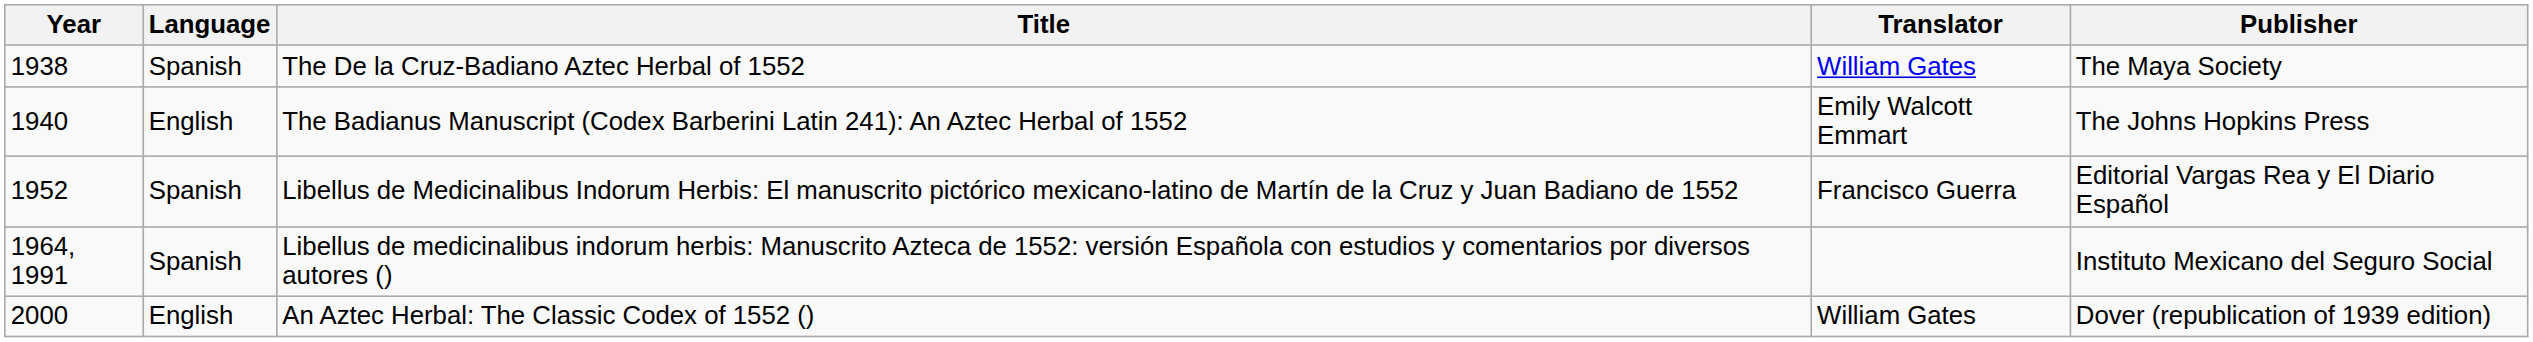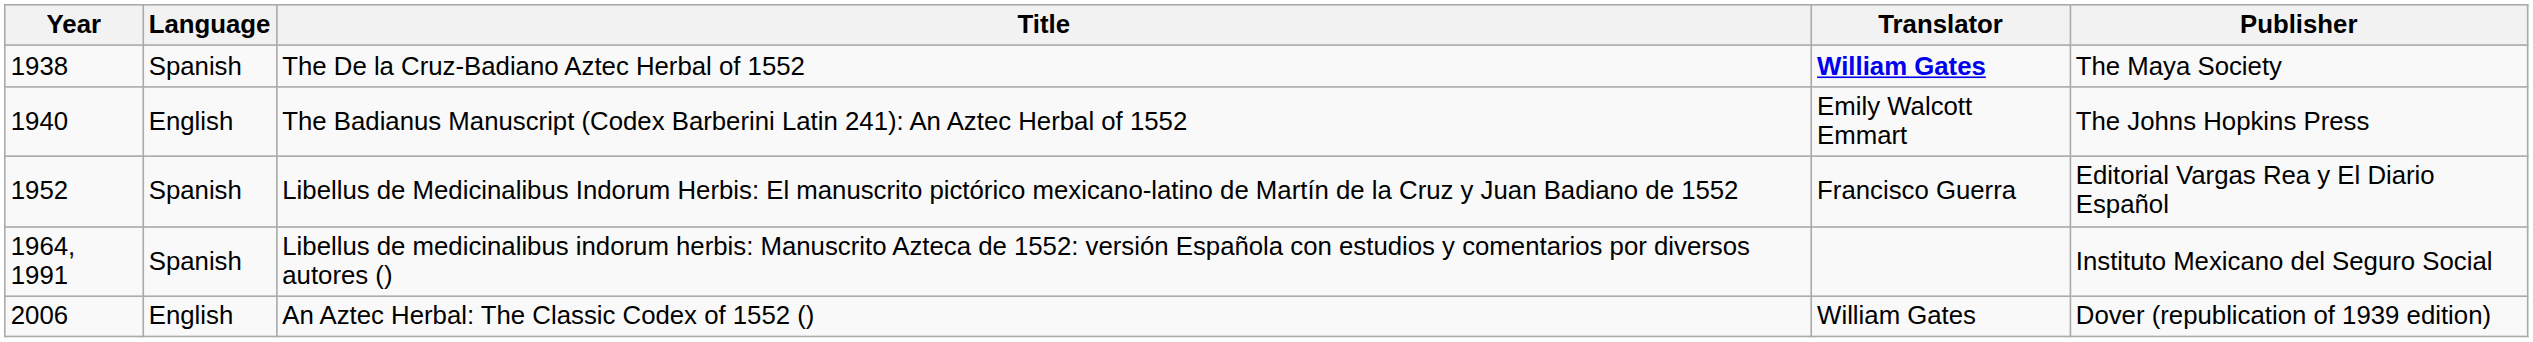(1897, 65) normal -> (1901, 65) bold
(39, 316) 2000 -> (39, 316) 2006
